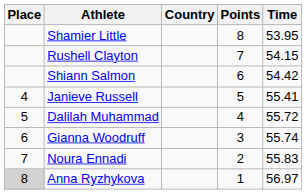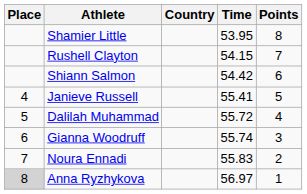columns swapped: (282, 14) <-> (240, 14)
